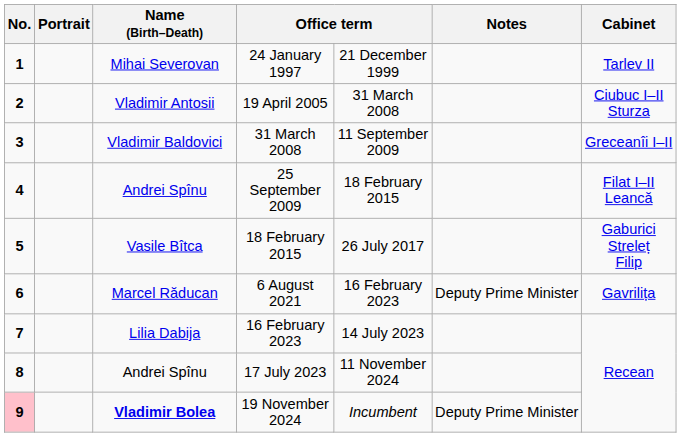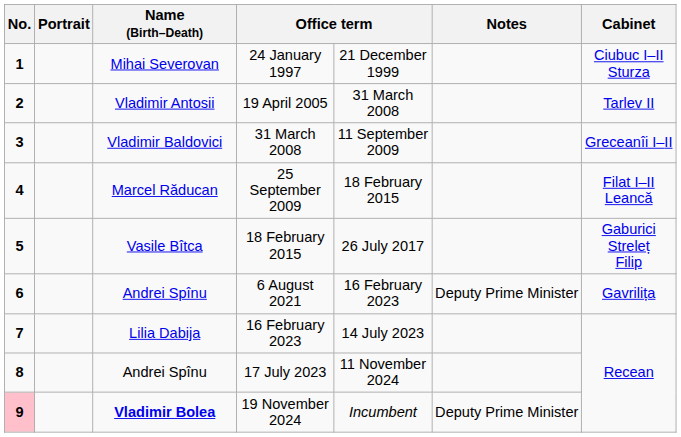(629, 63) Tarlev II -> (629, 63) Ciubuc I–II Sturza
(629, 103) Ciubuc I–II Sturza -> (629, 103) Tarlev II
(165, 190) Andrei Spînu -> (165, 190) Marcel Răducan
(165, 293) Marcel Răducan -> (165, 293) Andrei Spînu
